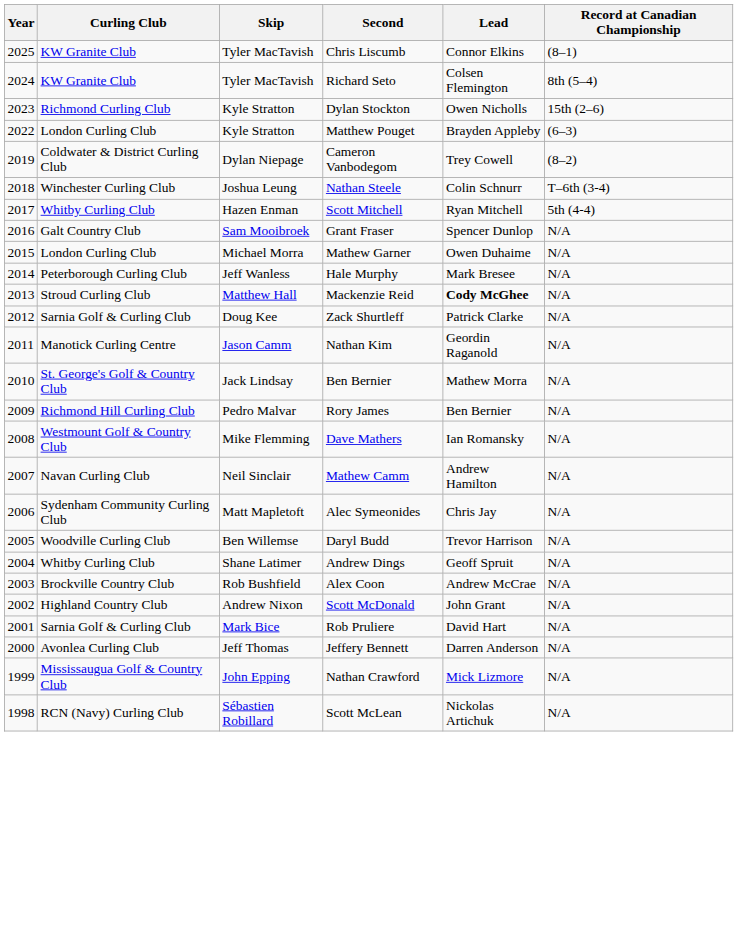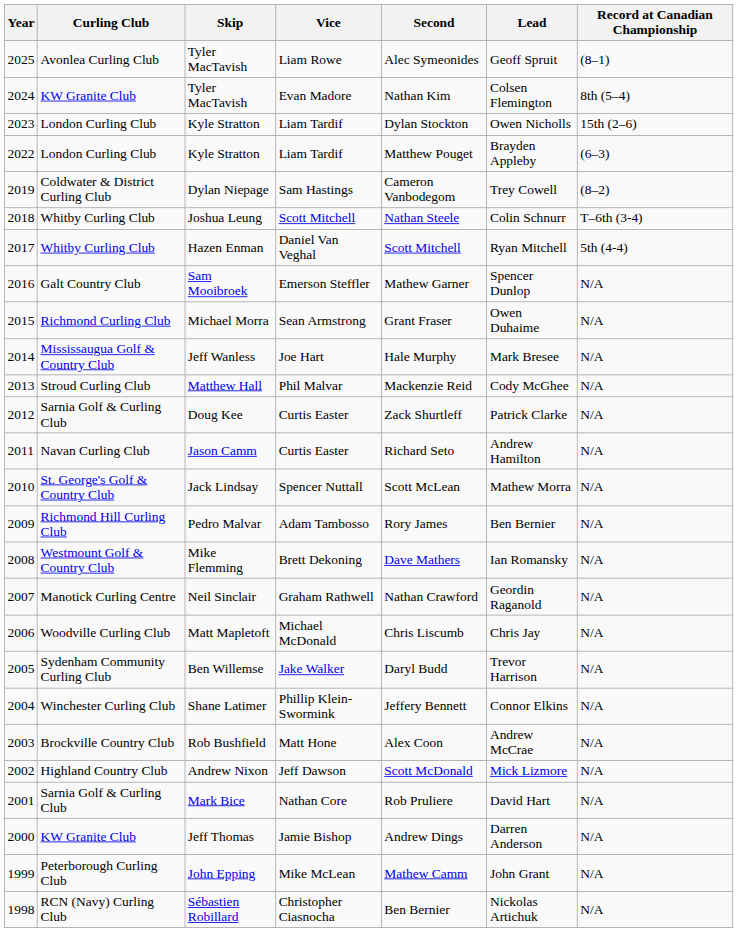+ column: (328, 22)
(88, 51) KW Granite Club -> (100, 59) Avonlea Curling Club
(366, 51) Chris Liscumb -> (432, 59) Alec Symeonides
(485, 51) Connor Elkins -> (524, 59) Geoff Spruit
(361, 80) Richard Seto -> (417, 95) Nathan Kim
(106, 109) Richmond Curling Club -> (98, 124) London Curling Club
(108, 188) Winchester Curling Club -> (98, 218) Whitby Curling Club
(360, 231) Grant Fraser -> (427, 283) Mathew Garner
(98, 252) London Curling Club -> (106, 320) Richmond Curling Club
(368, 252) Mathew Garner -> (418, 320) Grant Fraser
(114, 273) Peterborough Curling Club -> (98, 356) Mississaugua Golf & Country Club
(487, 294) bold -> (529, 385) normal
(108, 345) Manotick Curling Centre -> (95, 451) Navan Curling Club
(359, 345) Nathan Kim -> (419, 451) Richard Seto
(472, 345) Geordin Raganold -> (515, 451) Andrew Hamilton
(359, 381) Ben Bernier -> (422, 487) Scott McLean
(95, 475) Navan Curling Club -> (108, 596) Manotick Curling Centre
(368, 475) Mathew Camm -> (431, 596) Nathan Crawford
(471, 475) Andrew Hamilton -> (516, 596) Geordin Raganold
(125, 512) Sydenham Community Curling Club -> (105, 633) Woodville Curling Club
(373, 512) Alec Symeonides -> (424, 633) Chris Liscumb
(105, 541) Woodville Curling Club -> (103, 669) Sydenham Community Curling Club
(98, 562) Whitby Curling Club -> (108, 706) Winchester Curling Club
(365, 562) Andrew Dings -> (425, 706) Jeffery Bennett
(480, 562) Geoff Spruit -> (529, 706) Connor Elkins
(476, 605) John Grant -> (529, 771) Mick Lizmore
(100, 647) Avonlea Curling Club -> (88, 836) KW Granite Club
(367, 647) Jeffery Bennett -> (424, 836) Andrew Dings
(121, 676) Mississaugua Golf & Country Club -> (99, 873) Peterborough Curling Club
(373, 676) Nathan Crawford -> (426, 873) Mathew Camm
(485, 676) Mick Lizmore -> (520, 873) John Grant
(364, 712) Scott McLean -> (417, 909) Ben Bernier
